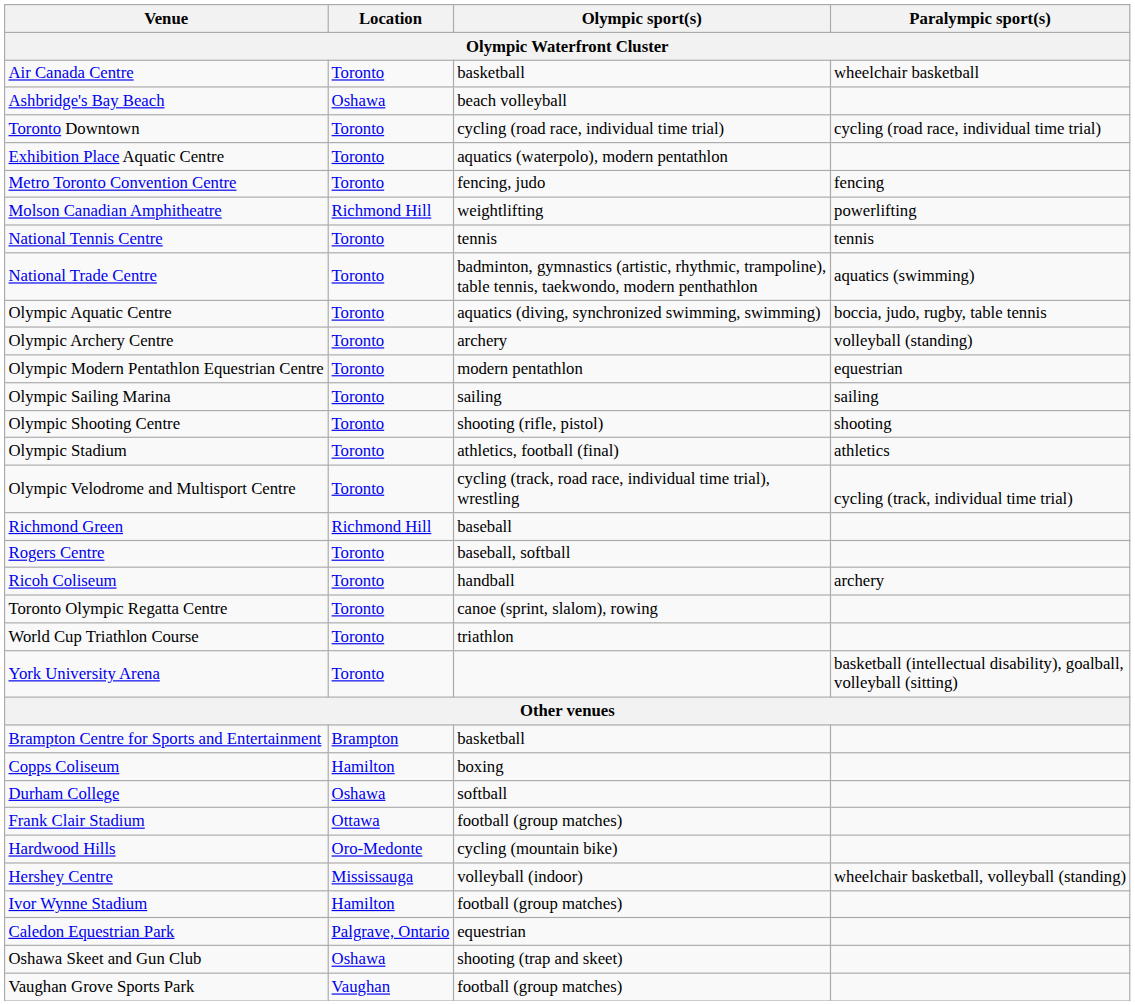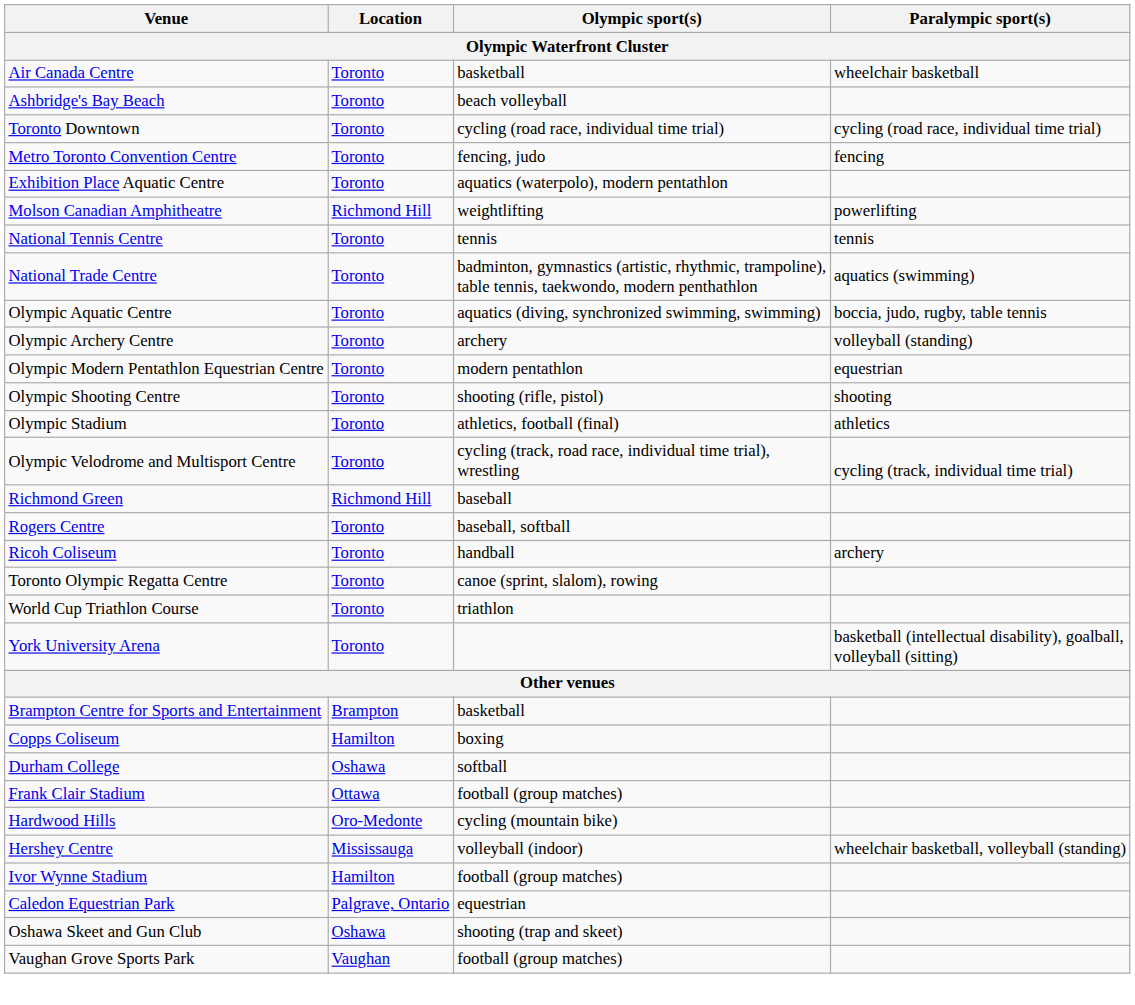(358, 101) Oshawa -> (358, 101) Toronto
rows swapped: (116, 156) <-> (123, 183)
- row: (90, 396)
